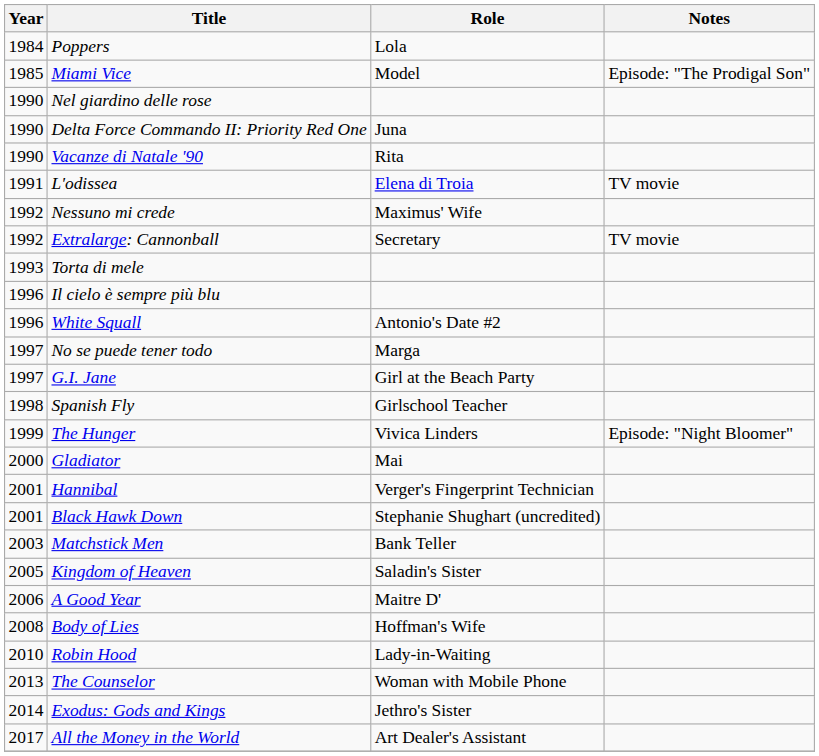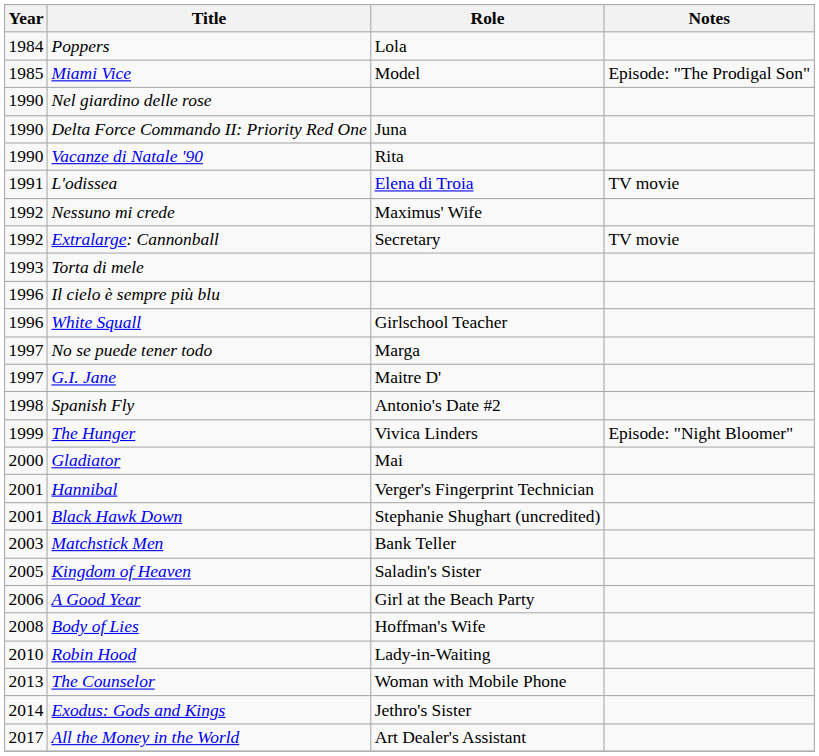(438, 322) Antonio's Date #2 -> (441, 322) Girlschool Teacher
(455, 377) Girl at the Beach Party -> (408, 377) Maitre D'
(441, 405) Girlschool Teacher -> (438, 405) Antonio's Date #2
(408, 599) Maitre D' -> (455, 599) Girl at the Beach Party
